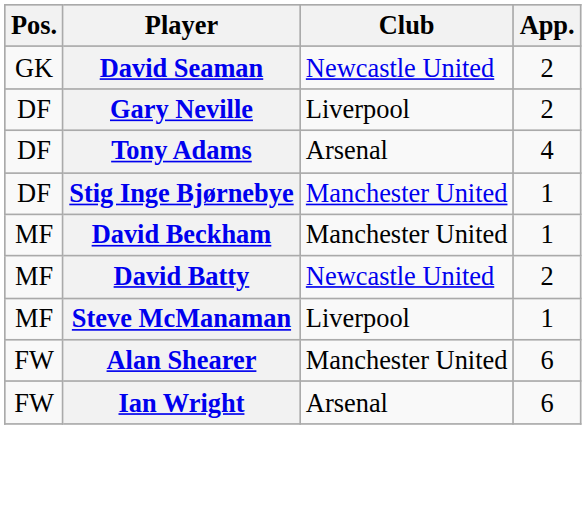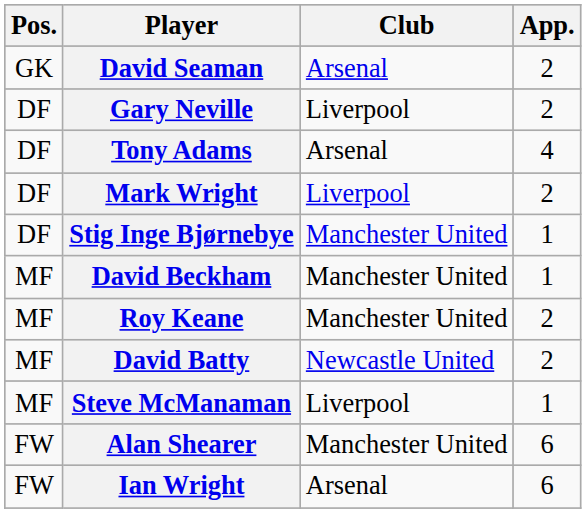(400, 67) Newcastle United -> (347, 67) Arsenal
+ row: (181, 192)
+ row: (181, 318)
